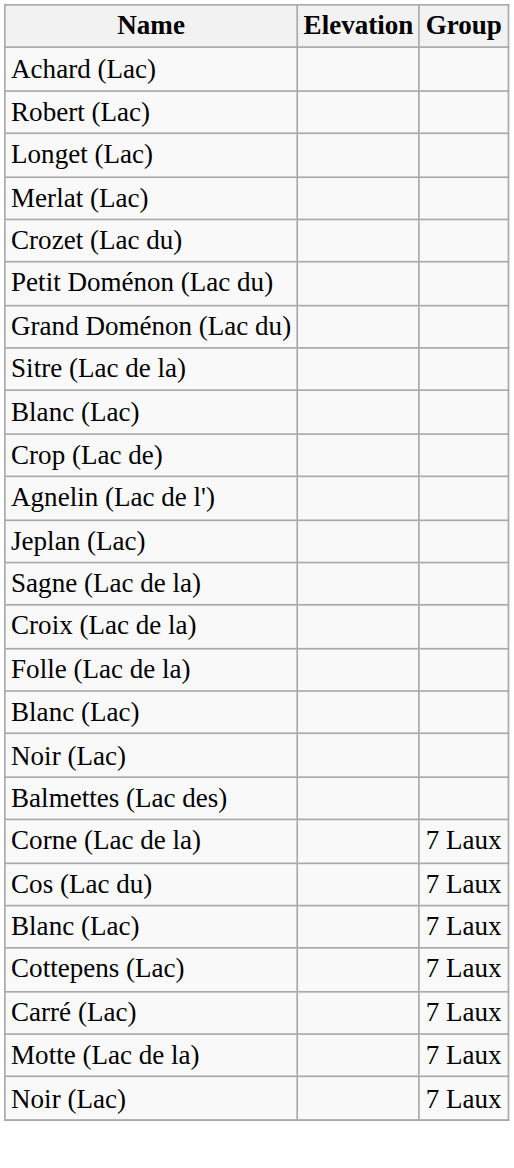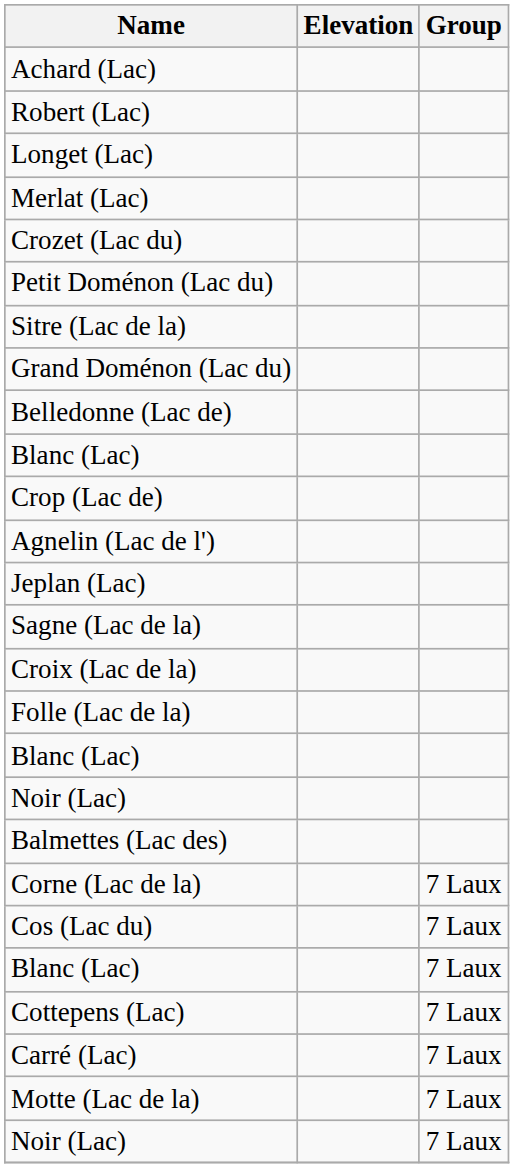rows swapped: (151, 326) <-> (99, 369)
+ row: (121, 411)
